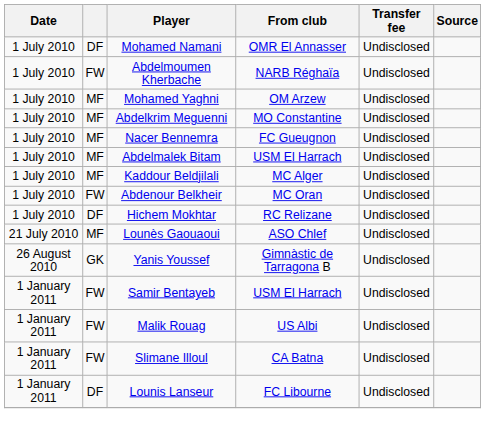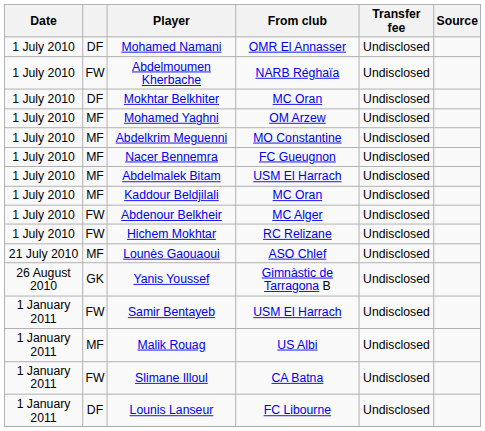+ row: (171, 99)
(297, 176) MC Alger -> (297, 195) MC Oran
(297, 195) MC Oran -> (297, 214) MC Alger
(95, 214) DF -> (95, 234) FW
(95, 325) FW -> (95, 345) MF
